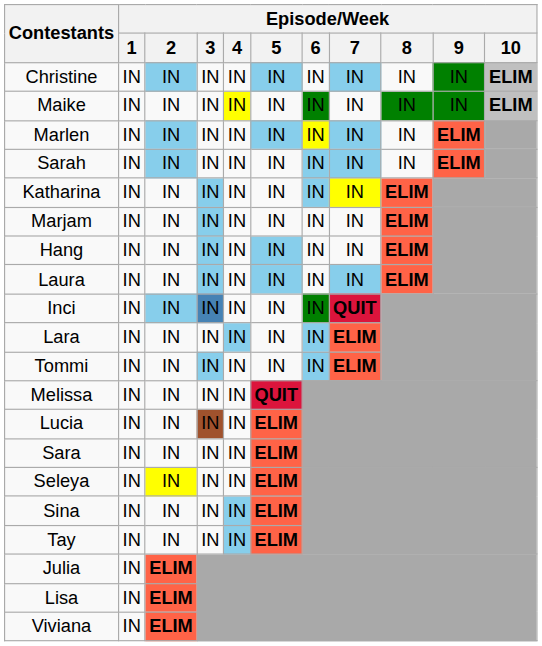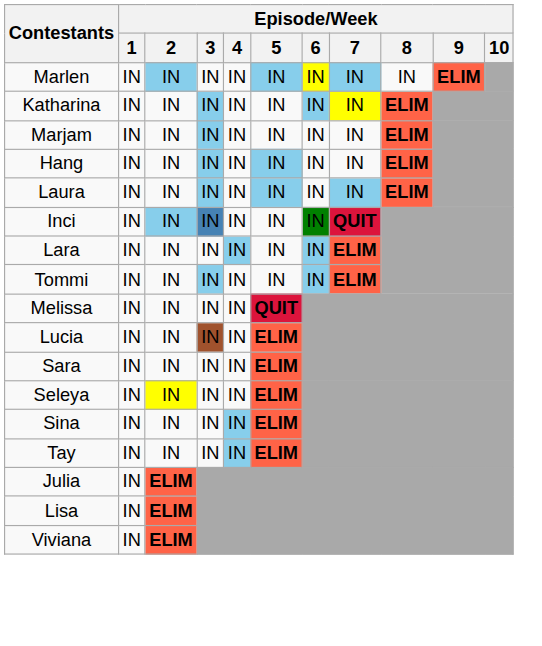- row: (61, 76)
- row: (61, 105)
- row: (61, 163)
